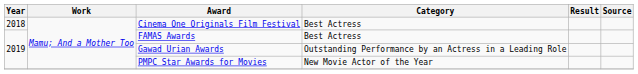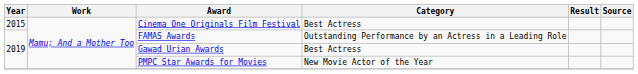(16, 24) 2018 -> (16, 24) 2015
(333, 37) Best Actress -> (435, 37) Outstanding Performance by an Actress in a Leading Role
(435, 50) Outstanding Performance by an Actress in a Leading Role -> (333, 50) Best Actress
